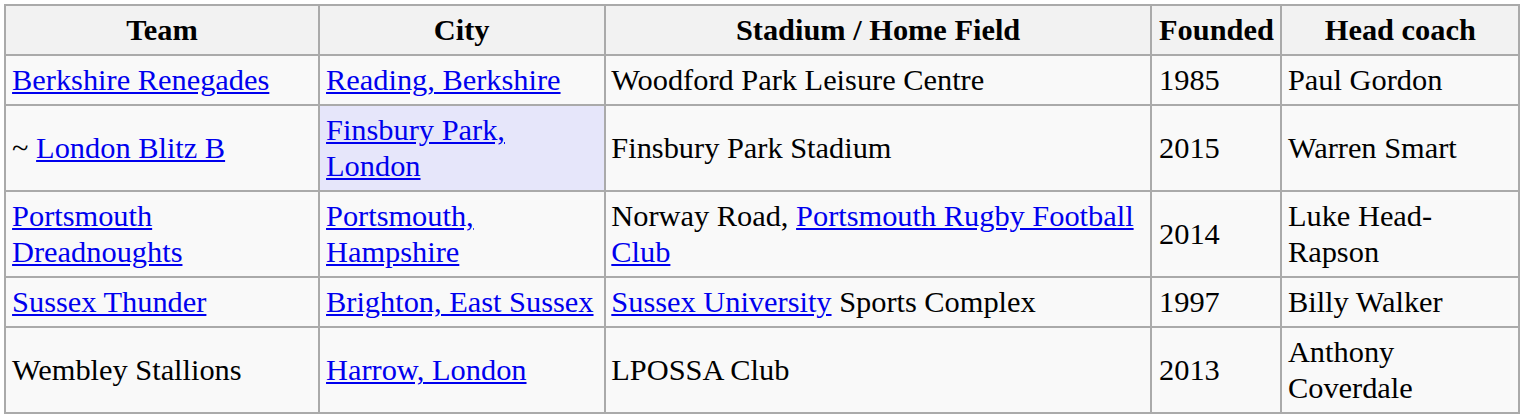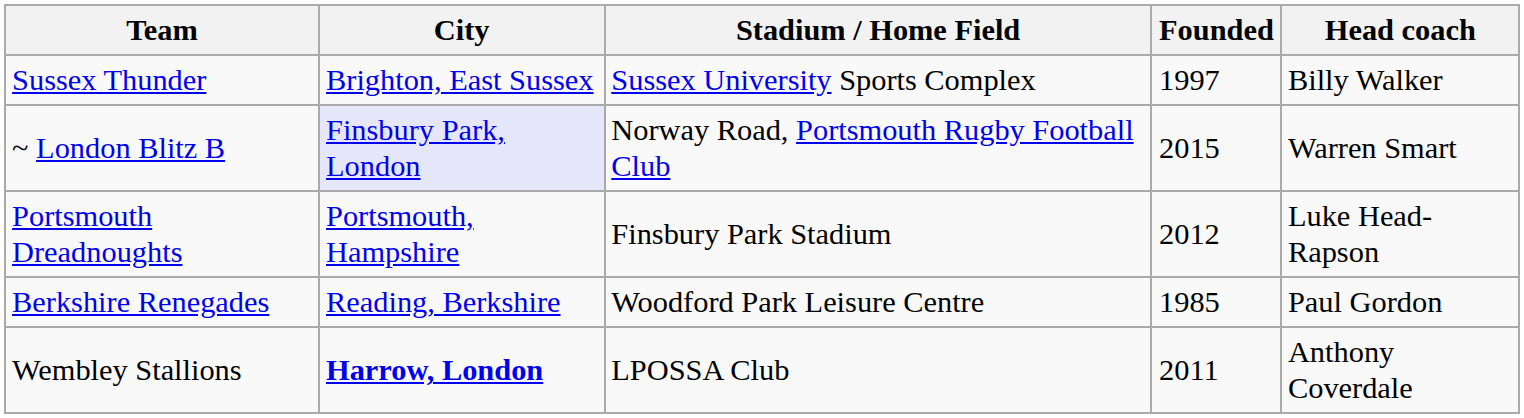rows swapped: (141, 79) <-> (109, 302)
(751, 148) Finsbury Park Stadium -> (872, 148) Norway Road, Portsmouth Rugby Football Club
(872, 234) Norway Road, Portsmouth Rugby Football Club -> (751, 234) Finsbury Park Stadium
(1189, 234) 2014 -> (1189, 234) 2012
(426, 370) normal -> (435, 370) bold
(1189, 370) 2013 -> (1189, 370) 2011
